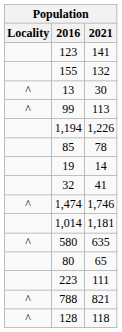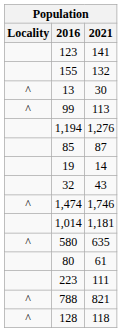(101, 128) 1,226 -> (101, 128) 1,276
(101, 147) 78 -> (101, 147) 87
(101, 185) 41 -> (101, 185) 43
(101, 261) 65 -> (101, 261) 61
